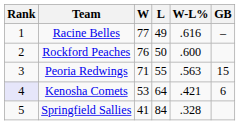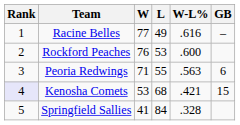(161, 52) 50 -> (161, 52) 53
(223, 71) 15 -> (223, 71) 6
(161, 91) 64 -> (161, 91) 68
(223, 91) 6 -> (223, 91) 15
